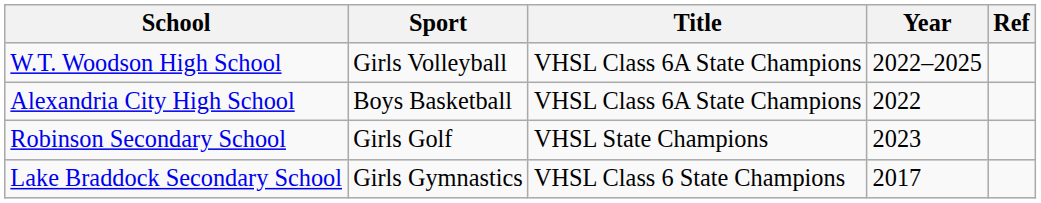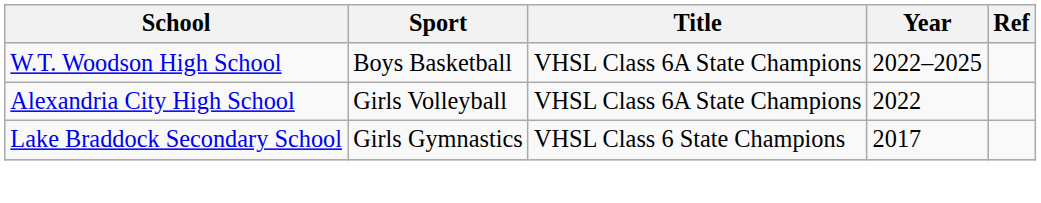(430, 62) Girls Volleyball -> (433, 62) Boys Basketball
(433, 100) Boys Basketball -> (430, 100) Girls Volleyball
- row: (148, 139)
